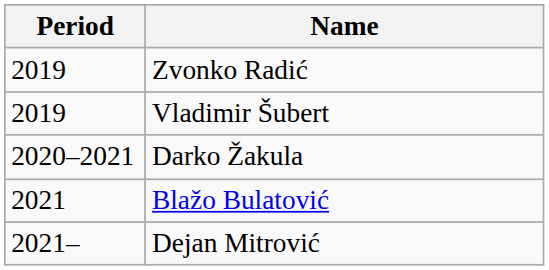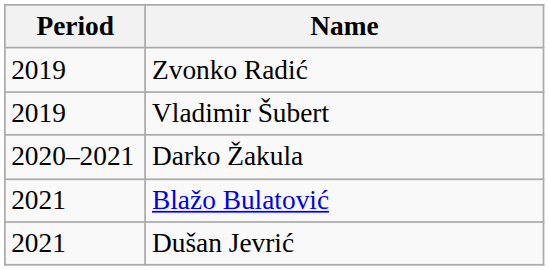+ row: (223, 243)
- row: (236, 243)
